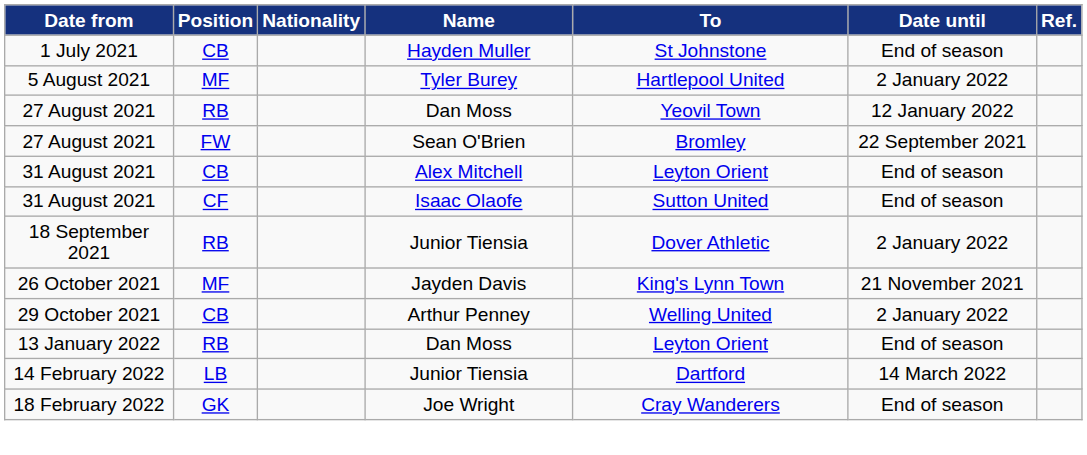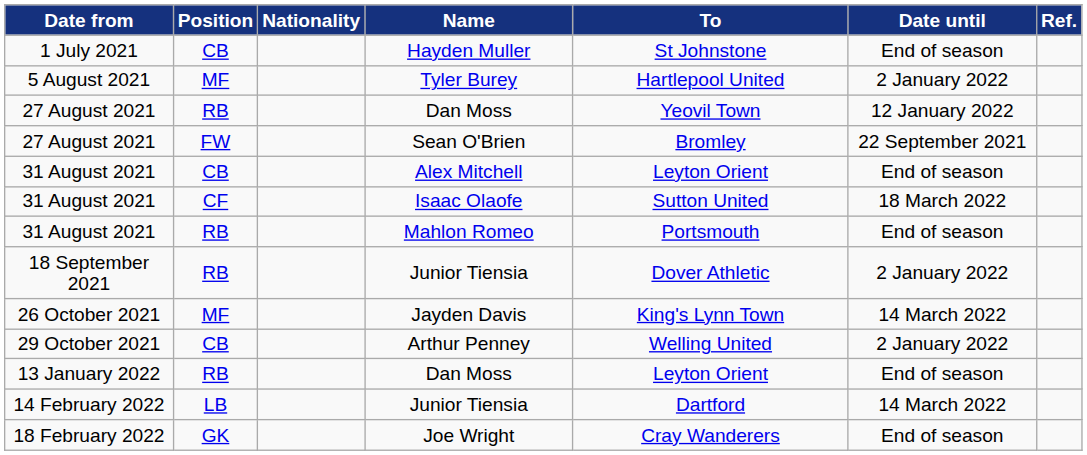(942, 202) End of season -> (942, 202) 18 March 2022
+ row: (89, 232)
(942, 284) 21 November 2021 -> (942, 314) 14 March 2022
